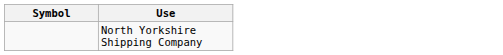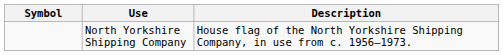+ column: (346, 13)
